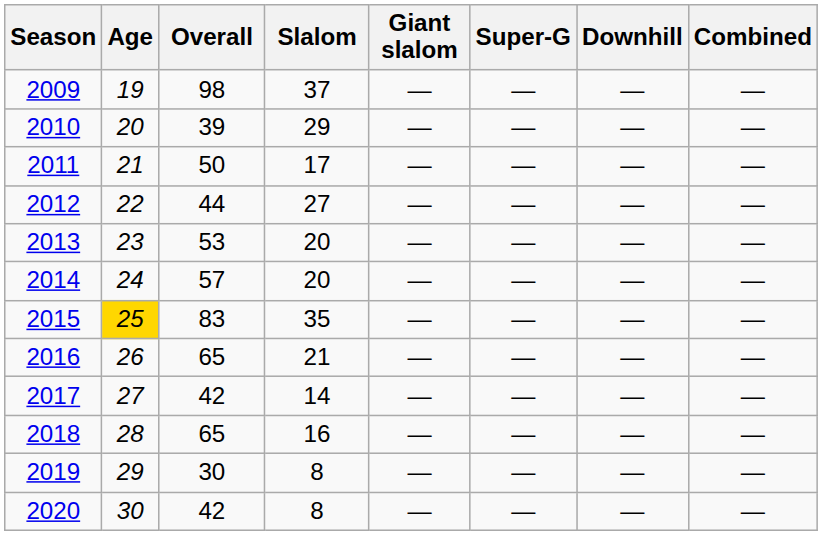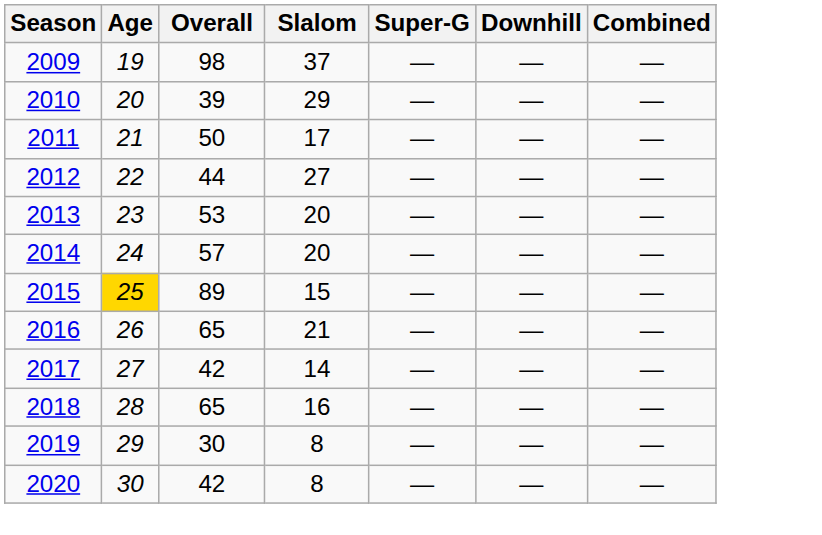- column: (419, 37)
(212, 319) 83 -> (212, 291) 89
(317, 319) 35 -> (317, 291) 15
